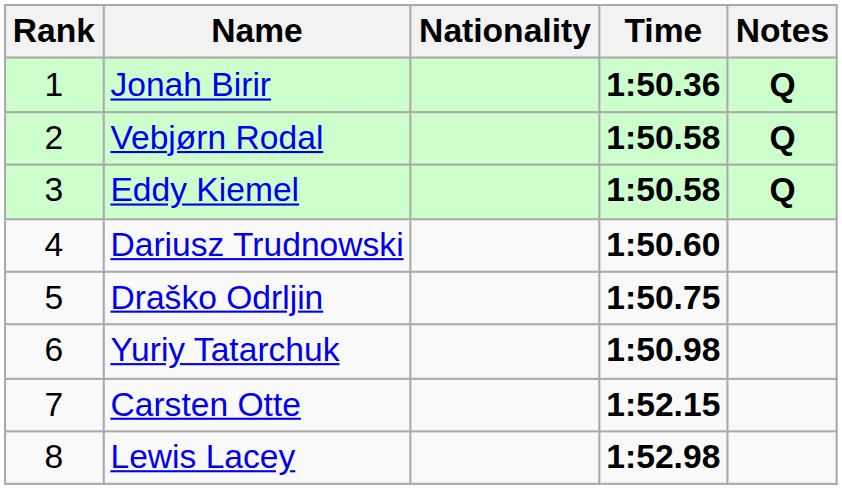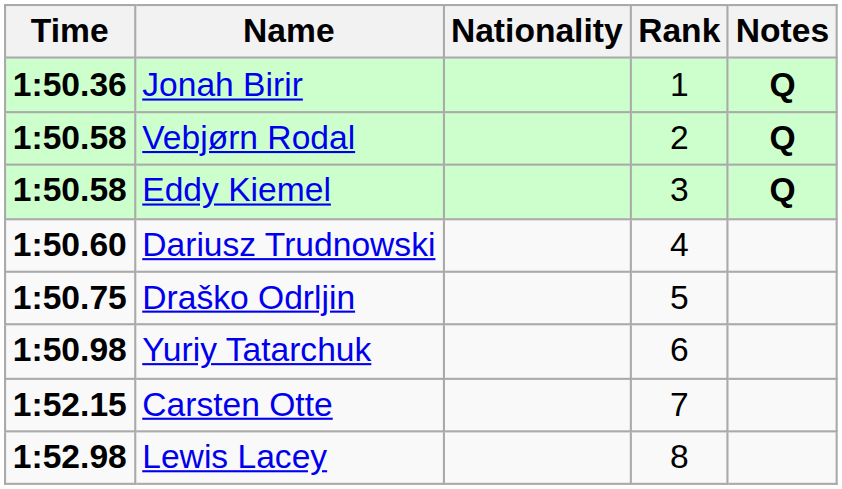columns swapped: (54, 31) <-> (663, 31)
